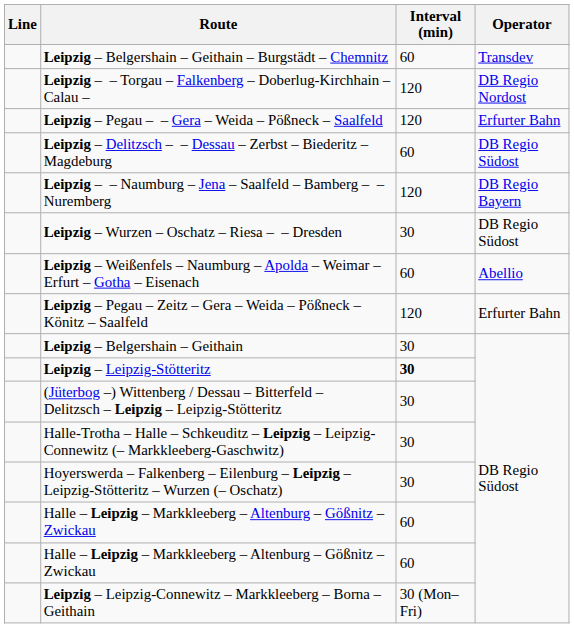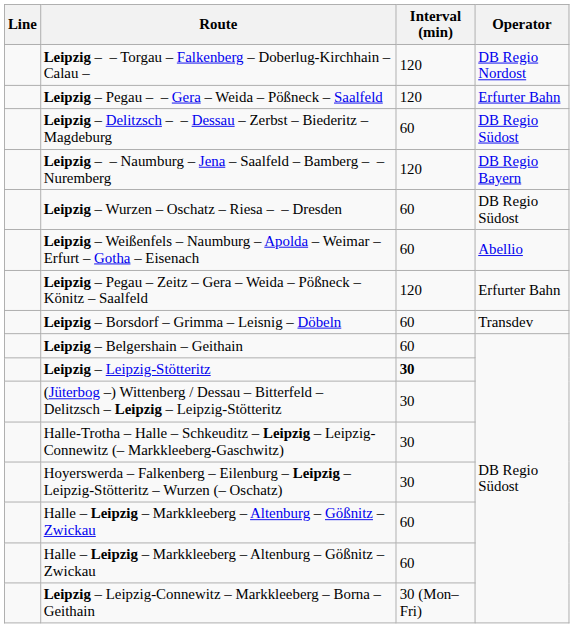- row: (216, 56)
(407, 233) 30 -> (407, 209) 60
+ row: (192, 322)
(407, 345) 30 -> (407, 345) 60
